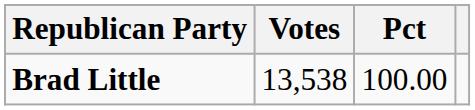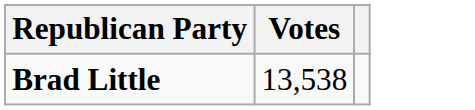- column: (404, 29)
